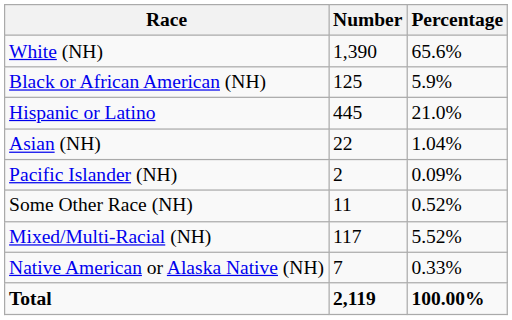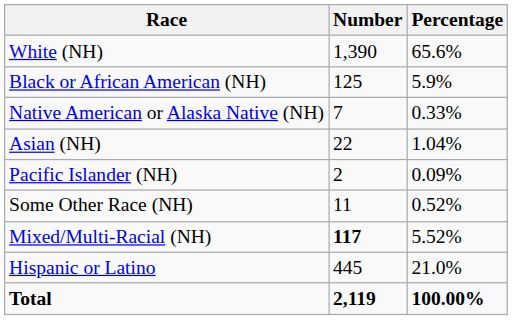rows swapped: (167, 267) <-> (82, 112)
(347, 236) normal -> (347, 236) bold
